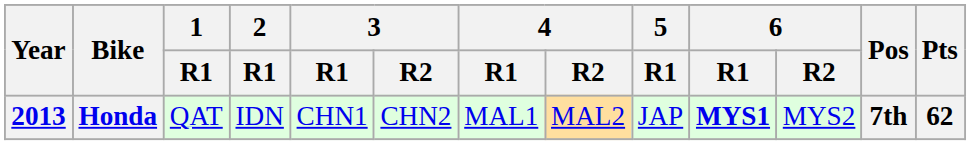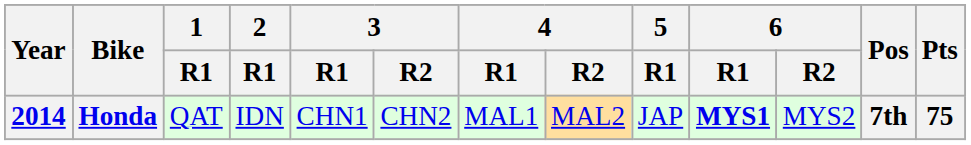(39, 117) 2013 -> (39, 117) 2014
(940, 117) 62 -> (940, 117) 75
